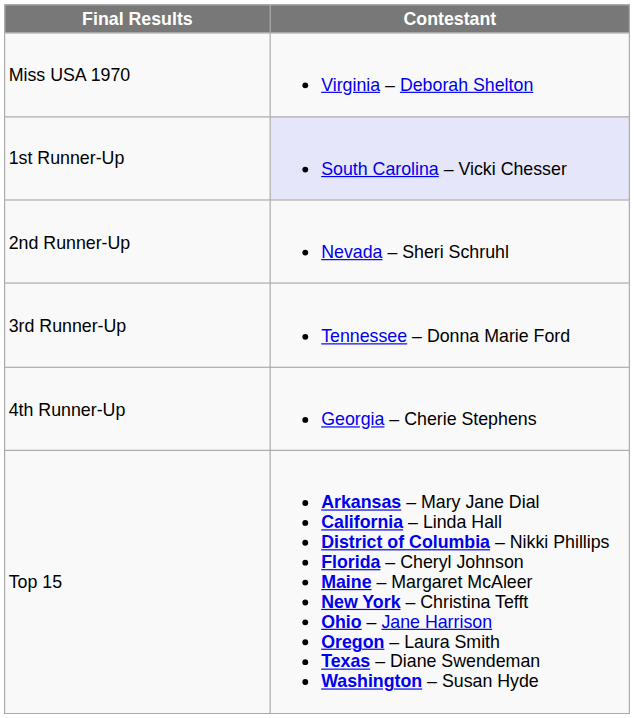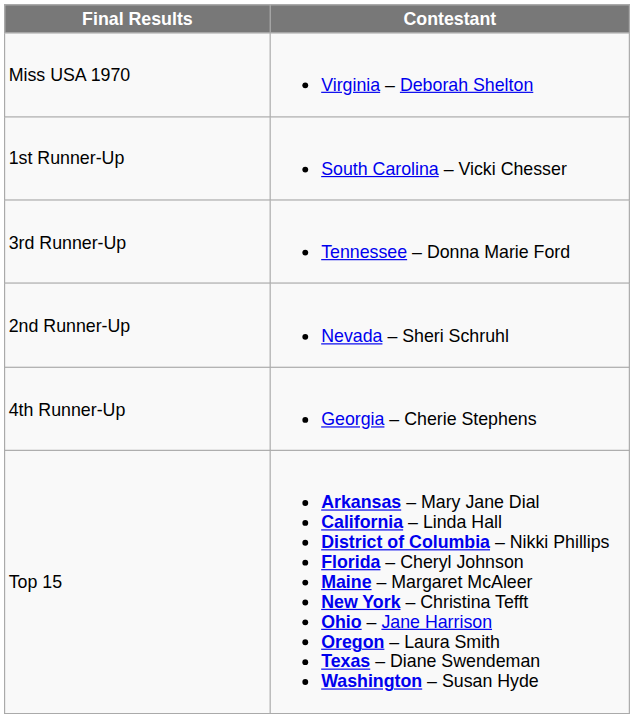(450, 168) lavender background -> (450, 168) no background
rows swapped: (69, 242) <-> (67, 325)
